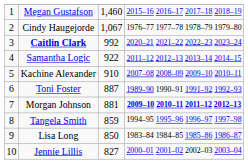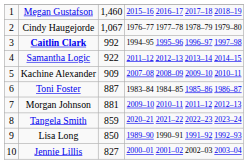(184, 43) 2020–21 2021–22 2022–23 2023–24 -> (184, 43) 1994–95 1995–96 1996–97 1997–98
(111, 74) 910 -> (111, 74) 909
(184, 89) 1989–90 1990–91 1991–92 1992–93 -> (184, 89) 1983–84 1984–85 1985–86 1986–87
(184, 105) bold -> (184, 105) normal
(184, 120) 1994–95 1995–96 1996–97 1997–98 -> (184, 120) 2020–21 2021–22 2022–23 2023–24
(184, 136) 1983–84 1984–85 1985–86 1986–87 -> (184, 136) 1989–90 1990–91 1991–92 1992–93
